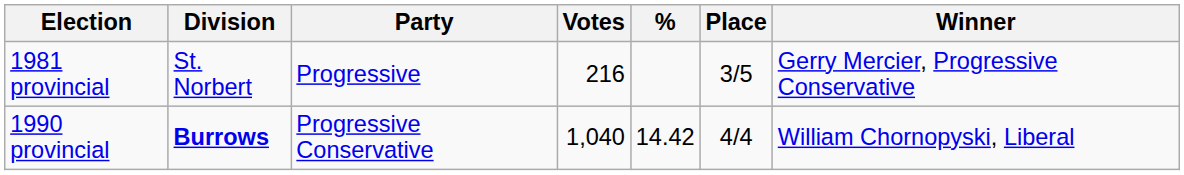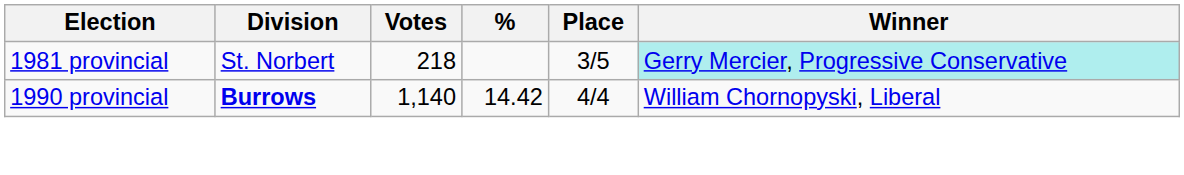- column: (424, 23)
(605, 73) 216 -> (436, 60) 218
(918, 73) no background -> (855, 60) paleturquoise background
(595, 137) 1,040 -> (427, 97) 1,140
